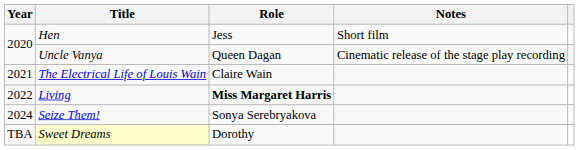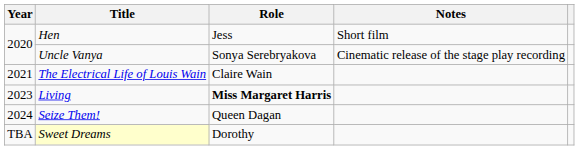(247, 54) Queen Dagan -> (264, 54) Sonya Serebryakova
(20, 94) 2022 -> (20, 94) 2023
(264, 114) Sonya Serebryakova -> (247, 114) Queen Dagan
